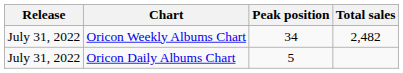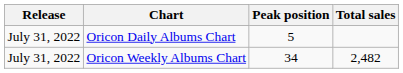rows swapped: (161, 57) <-> (166, 36)
